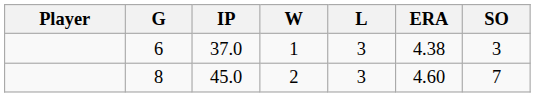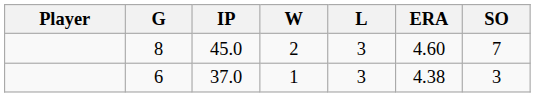rows swapped: (159, 77) <-> (159, 48)
